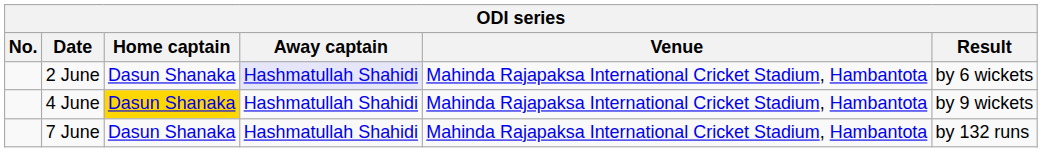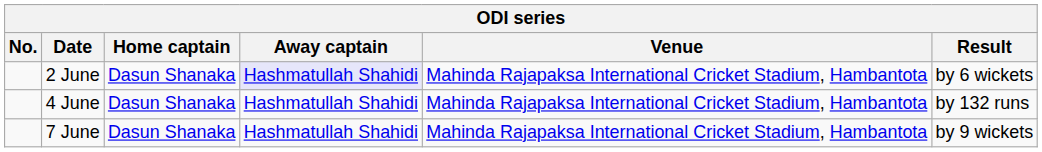(172, 103) gold background -> (172, 103) no background
(984, 103) by 9 wickets -> (982, 103) by 132 runs
(982, 132) by 132 runs -> (984, 132) by 9 wickets
